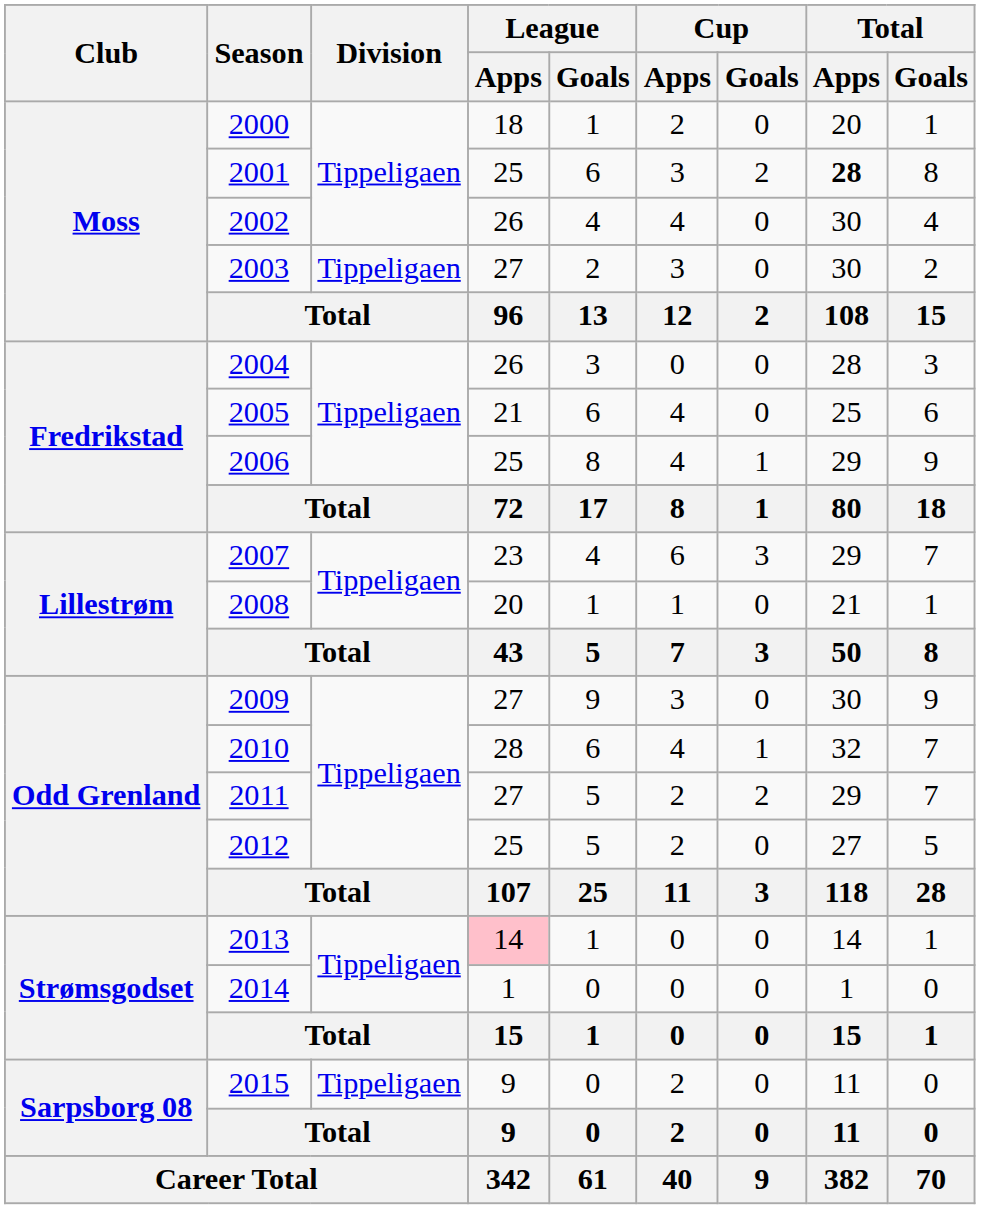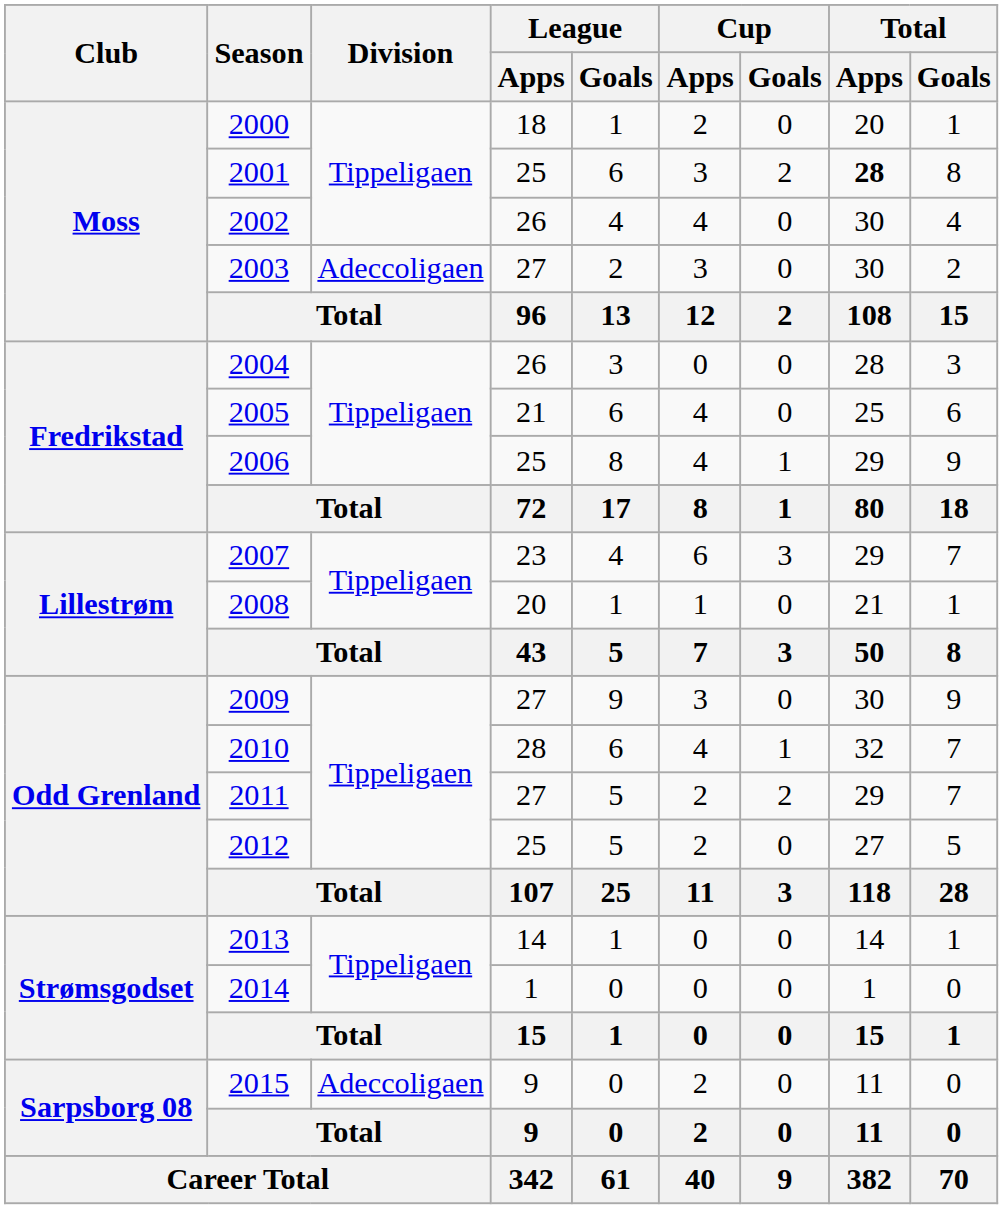(389, 268) Tippeligaen -> (401, 268) Adeccoligaen
(508, 939) pink background -> (531, 939) no background
(389, 1083) Tippeligaen -> (401, 1083) Adeccoligaen
